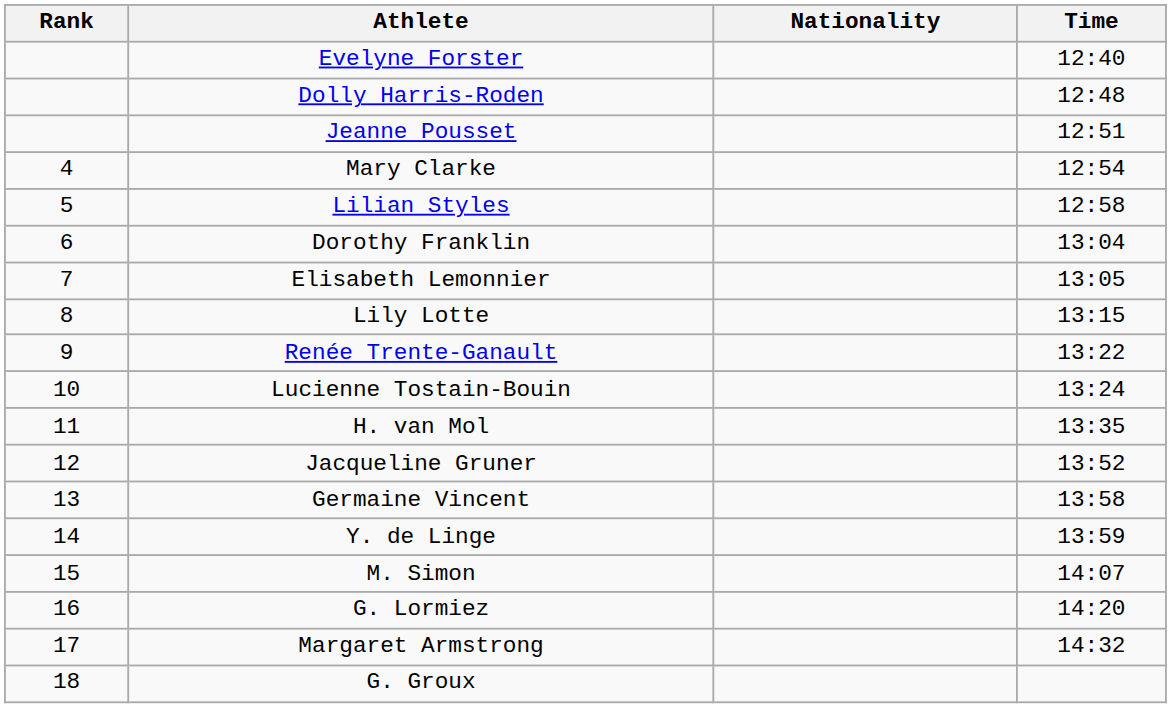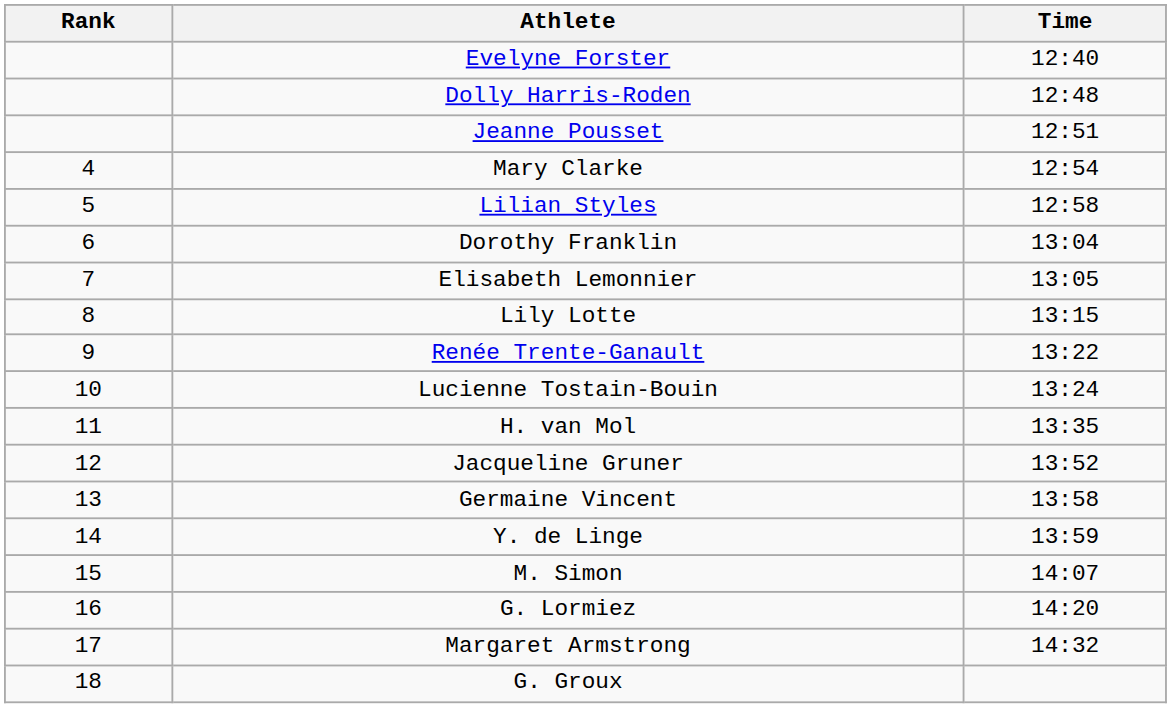- column: (865, 24)
